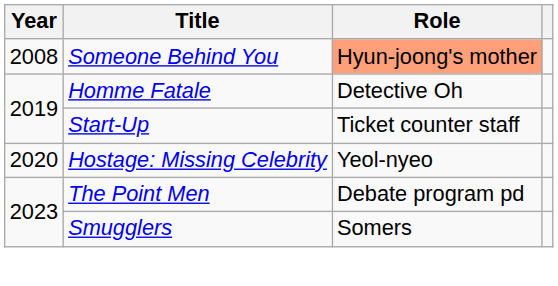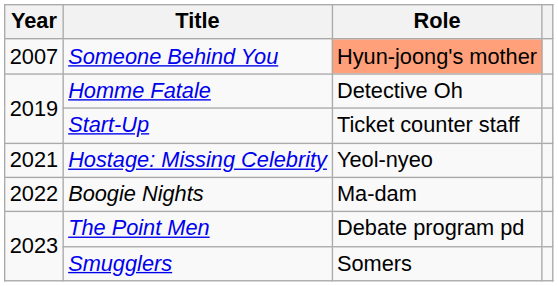(34, 56) 2008 -> (34, 56) 2007
(34, 159) 2020 -> (34, 159) 2021
+ row: (136, 194)
